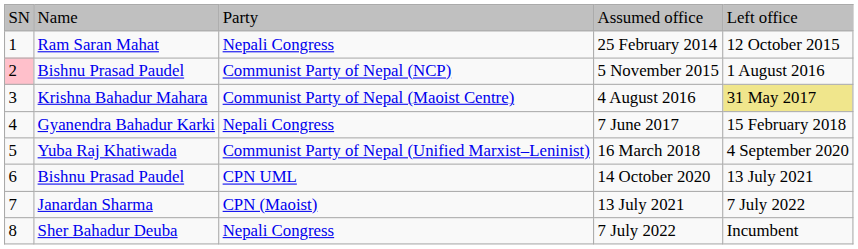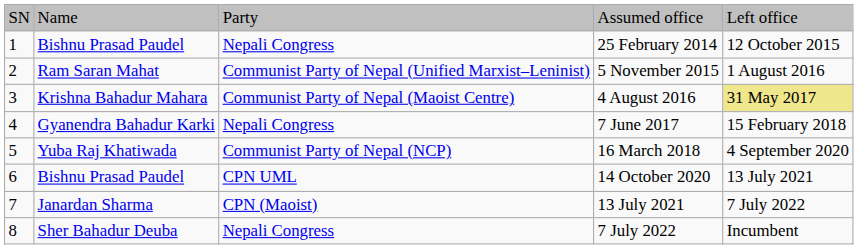(98, 44) Ram Saran Mahat -> (111, 44) Bishnu Prasad Paudel
(13, 71) pink background -> (13, 71) no background
(111, 71) Bishnu Prasad Paudel -> (98, 71) Ram Saran Mahat
(337, 71) Communist Party of Nepal (NCP) -> (406, 71) Communist Party of Nepal (Unified Marxist–Leninist)
(406, 151) Communist Party of Nepal (Unified Marxist–Leninist) -> (337, 151) Communist Party of Nepal (NCP)
